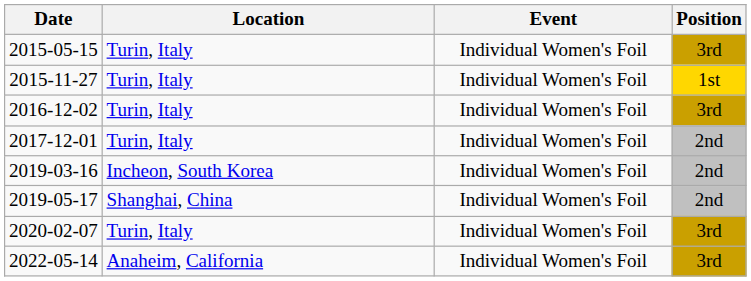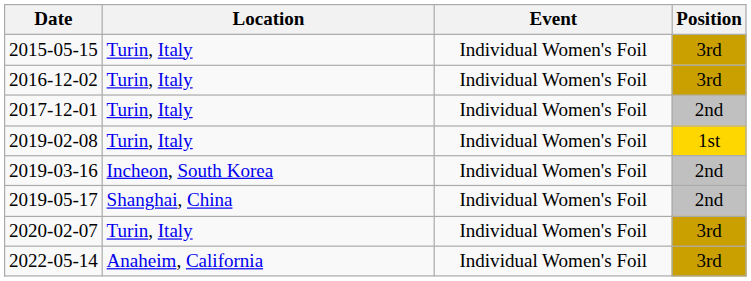- row: (53, 79)
+ row: (53, 140)
